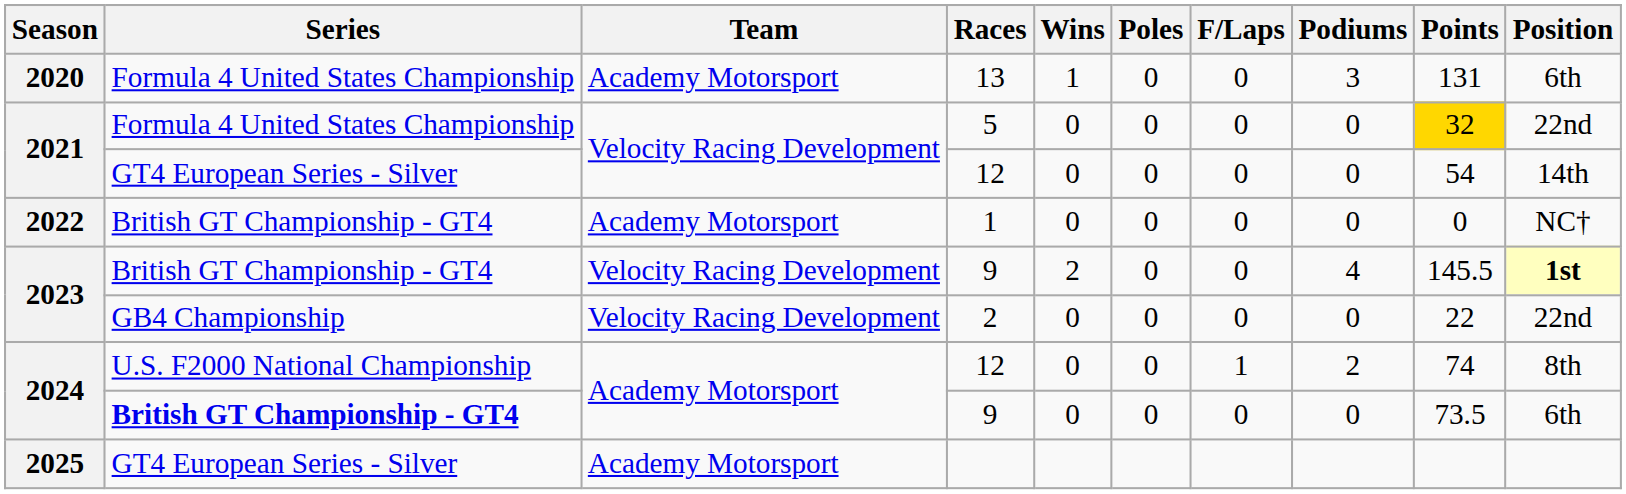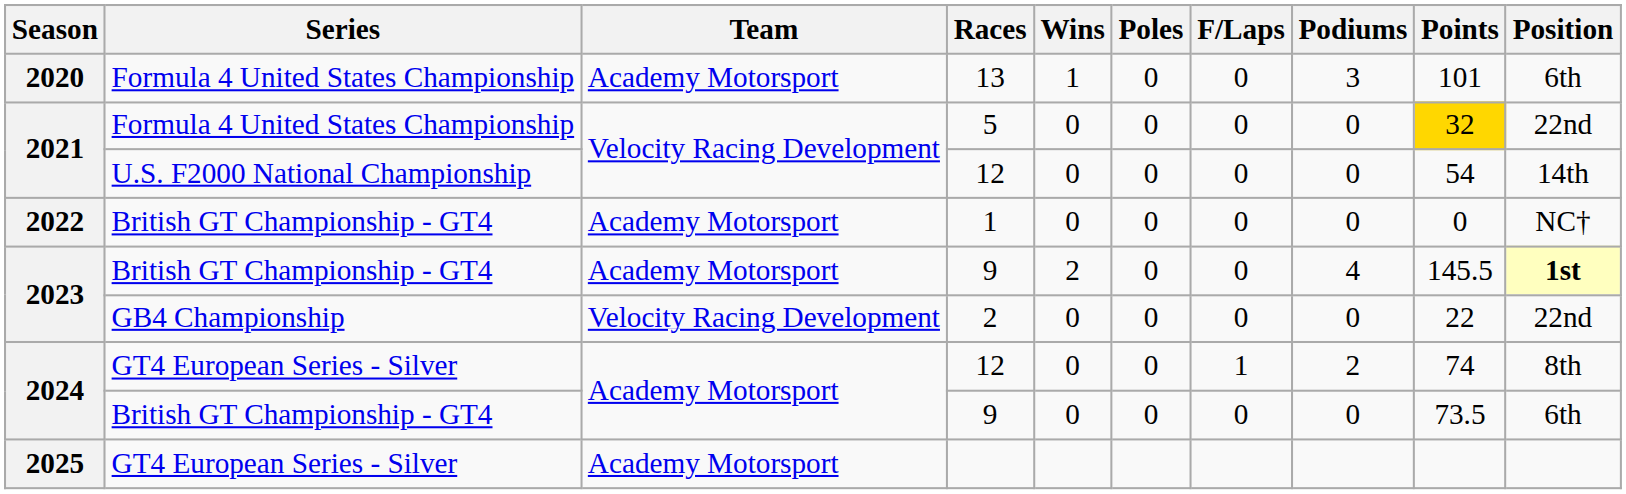(1460, 77) 131 -> (1460, 77) 101
(284, 173) GT4 European Series - Silver -> (321, 173) U.S. F2000 National Championship
(764, 270) Velocity Racing Development -> (713, 270) Academy Motorsport
(321, 366) U.S. F2000 National Championship -> (284, 366) GT4 European Series - Silver
(315, 414) bold -> (302, 414) normal
